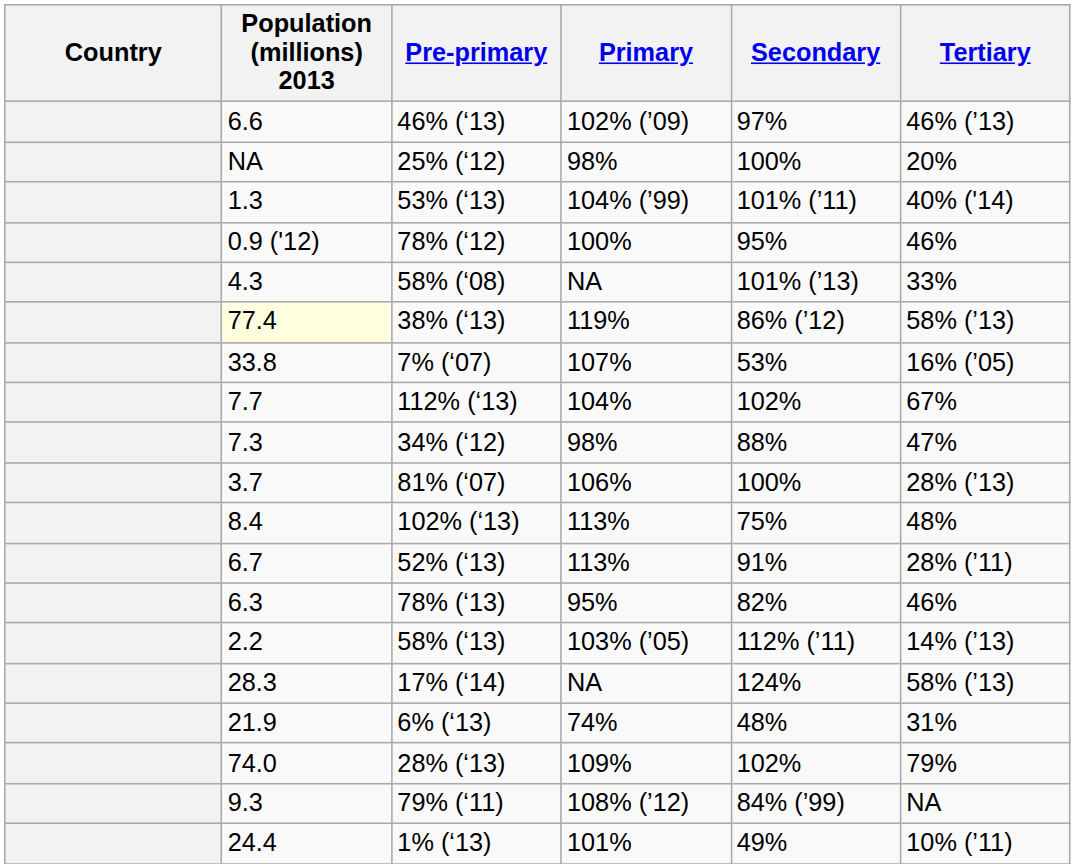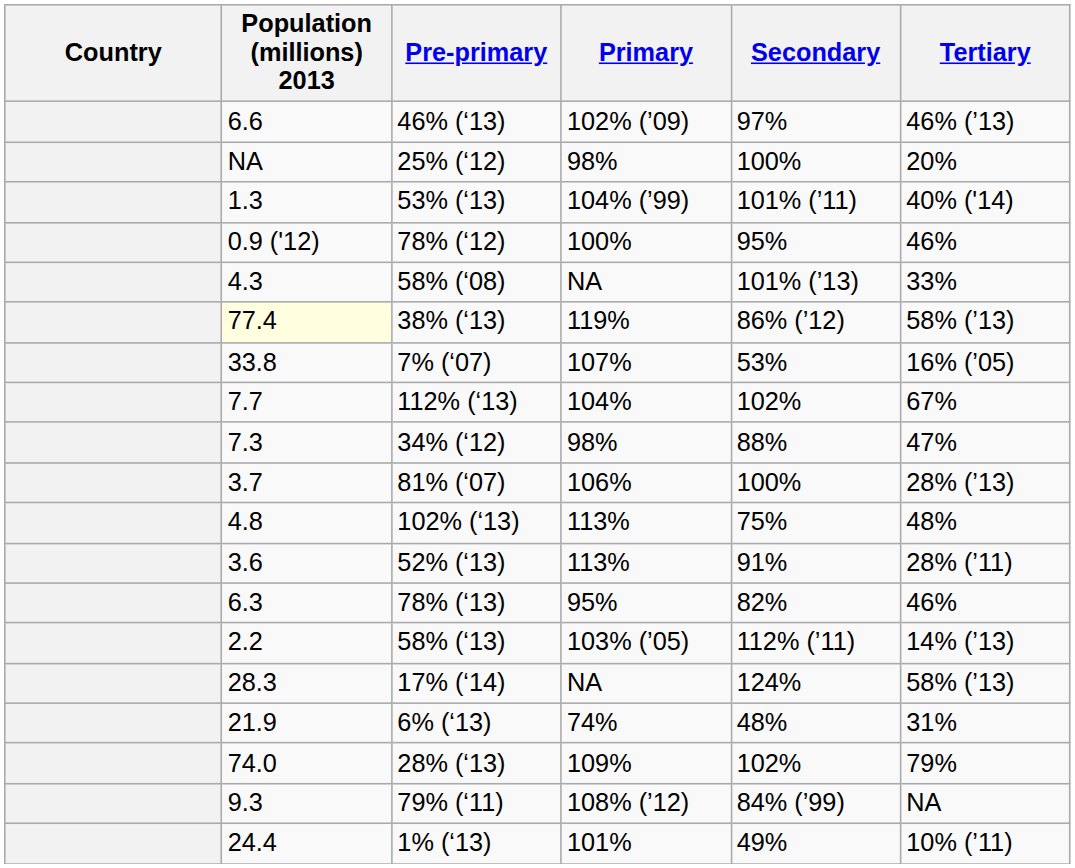(245, 522) 8.4 -> (245, 522) 4.8
(245, 562) 6.7 -> (245, 562) 3.6
